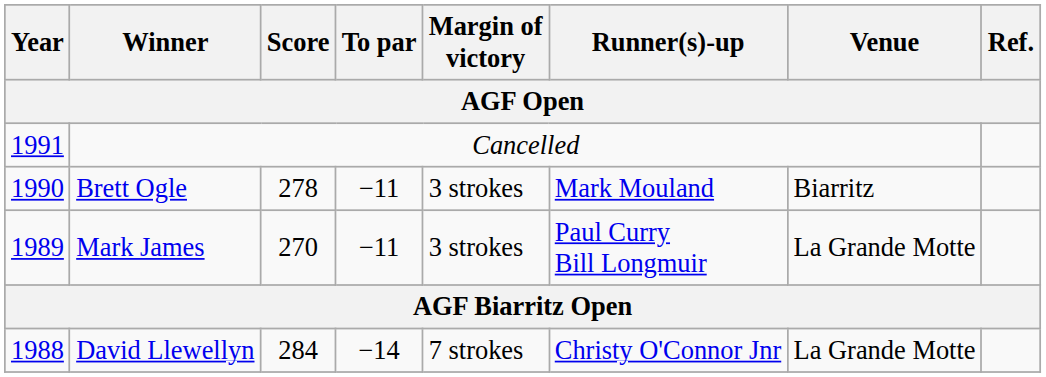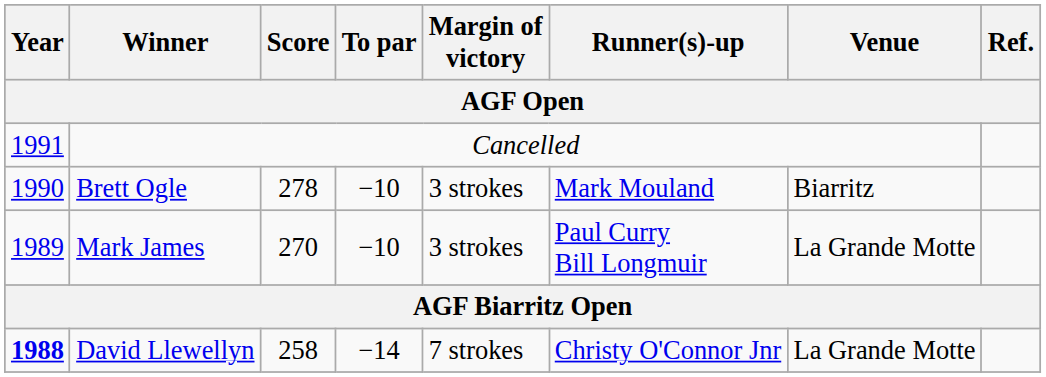(379, 188) −11 -> (379, 188) −10
(379, 247) −11 -> (379, 247) −10
(37, 350) normal -> (37, 350) bold
(298, 350) 284 -> (298, 350) 258
